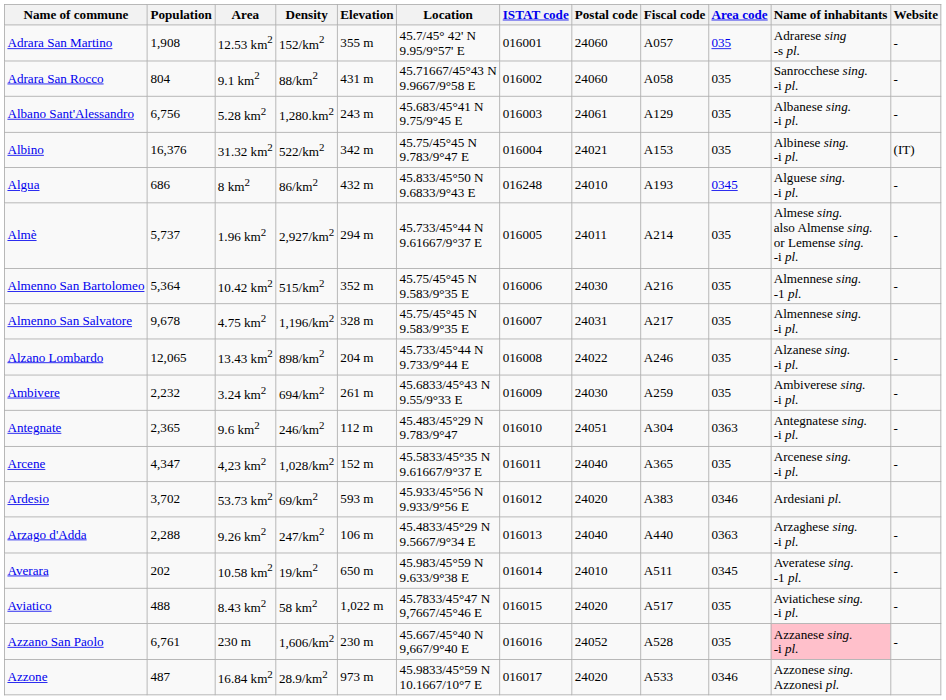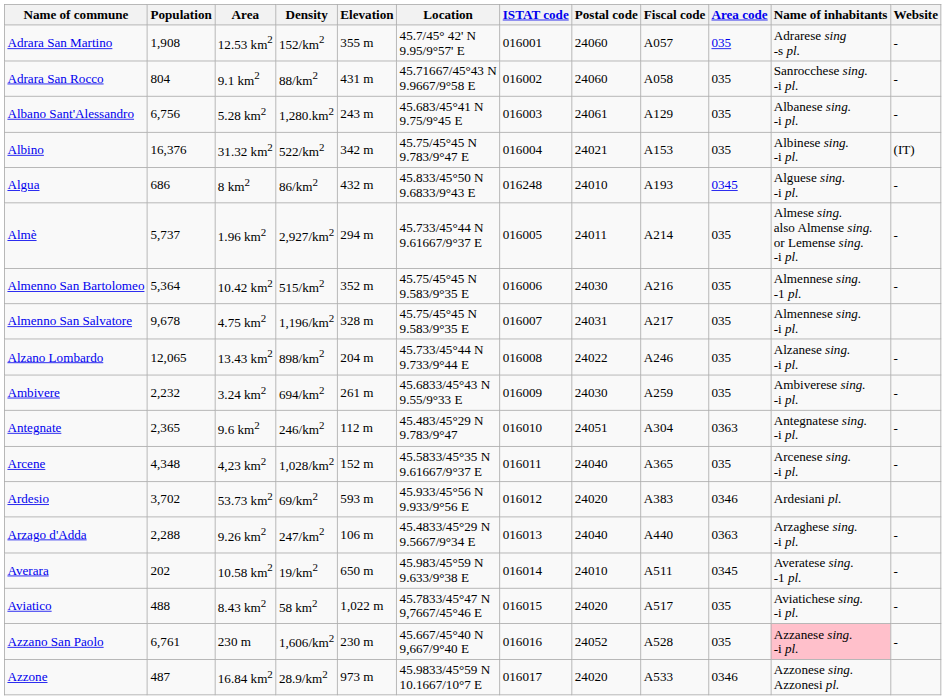(165, 463) 4,347 -> (165, 463) 4,348
